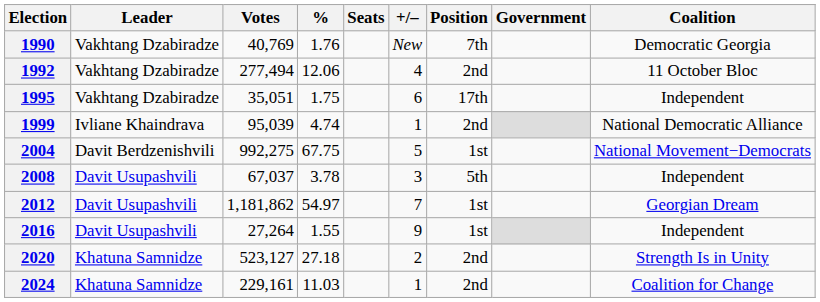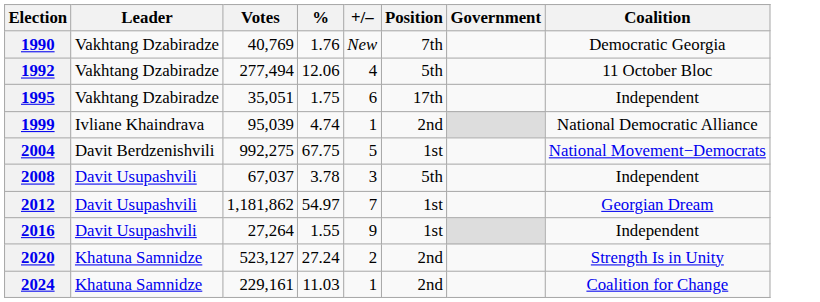- column: (366, 17)
(475, 71) 2nd -> (432, 71) 5th
(321, 257) 27.18 -> (321, 257) 27.24
